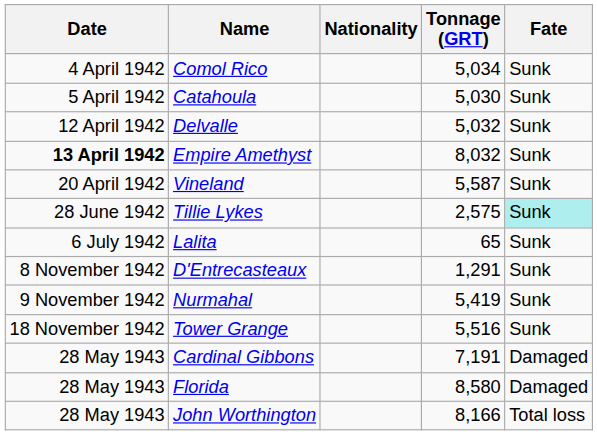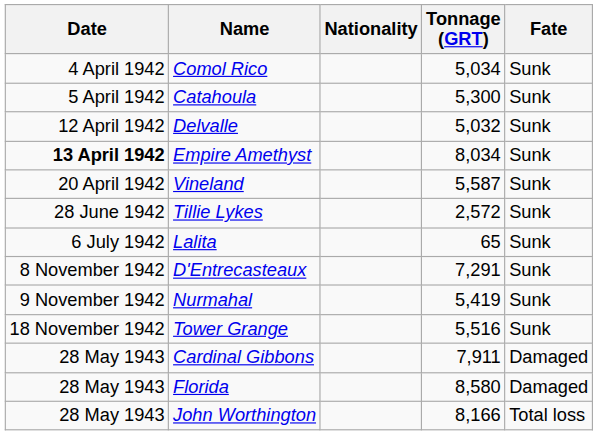(478, 97) 5,030 -> (478, 97) 5,300
(478, 155) 8,032 -> (478, 155) 8,034
(478, 213) 2,575 -> (478, 213) 2,572
(530, 213) paleturquoise background -> (530, 213) no background
(478, 270) 1,291 -> (478, 270) 7,291
(478, 357) 7,191 -> (479, 357) 7,911
